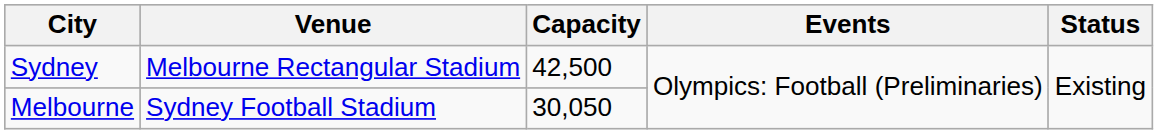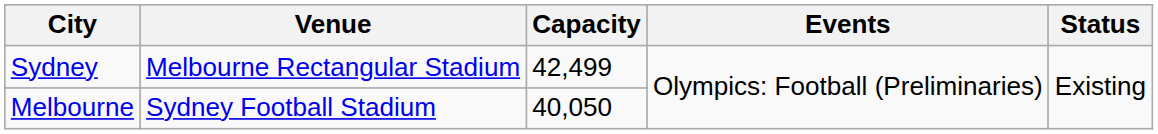(572, 66) 42,500 -> (572, 66) 42,499
(572, 107) 30,050 -> (572, 107) 40,050
